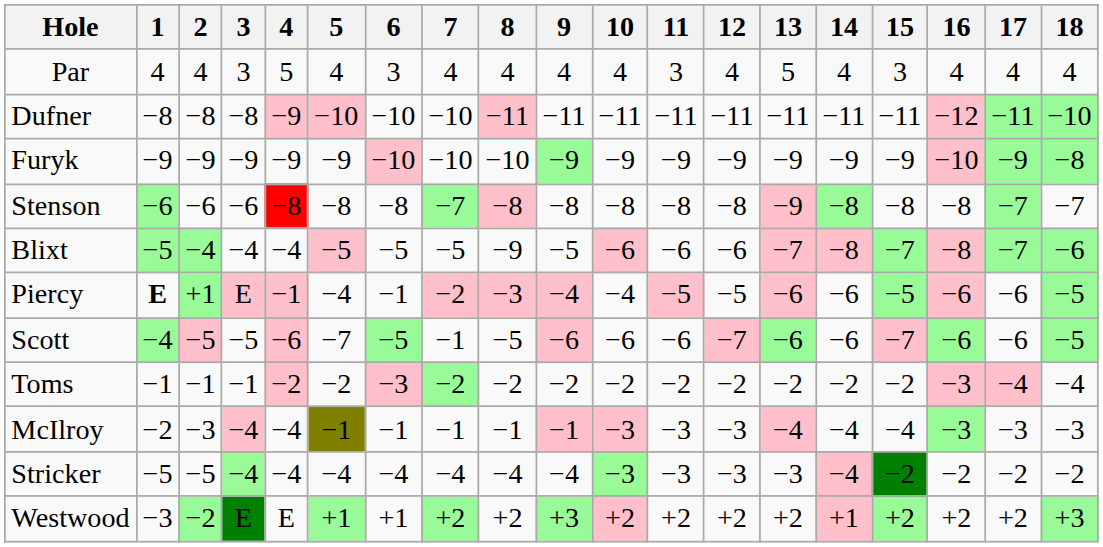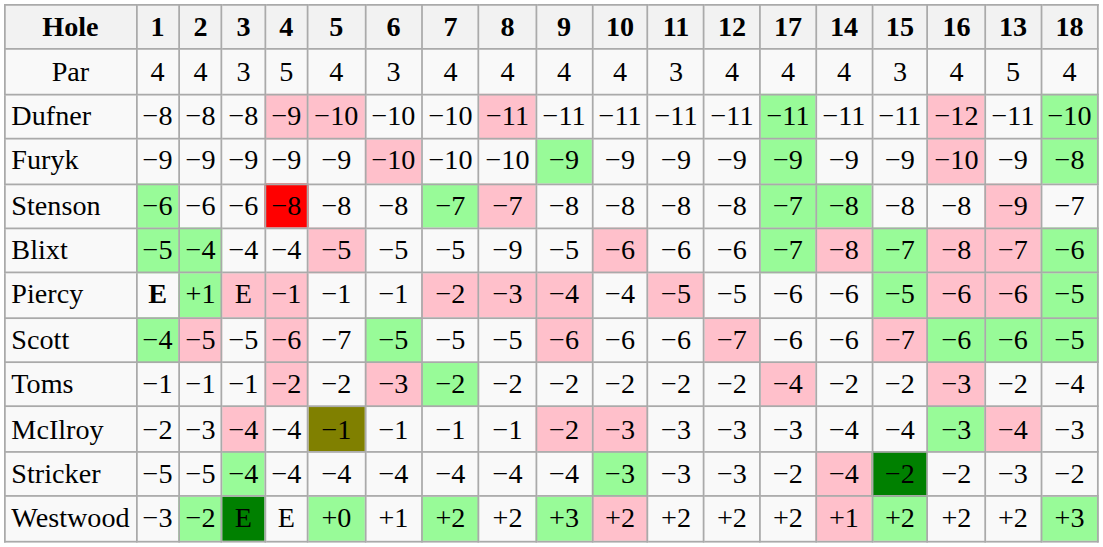columns swapped: (788, 26) <-> (1013, 26)
(507, 205) −8 -> (507, 205) −7
(336, 294) −4 -> (336, 294) −1
(450, 339) −1 -> (450, 339) −5
(564, 428) −1 -> (564, 428) −2
(336, 518) +1 -> (336, 518) +0
